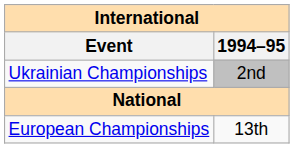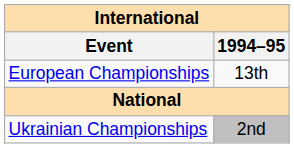rows swapped: (109, 128) <-> (108, 73)
